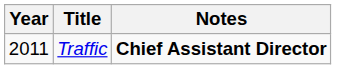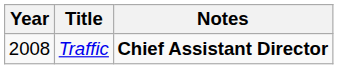(29, 48) 2011 -> (30, 48) 2008
